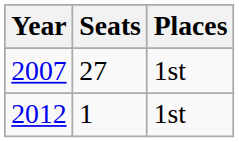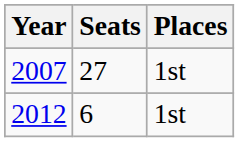(86, 114) 1 -> (86, 114) 6
